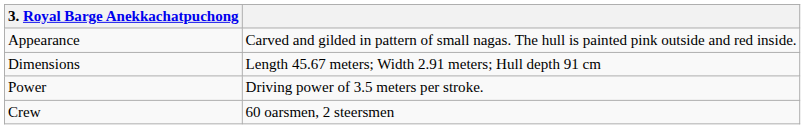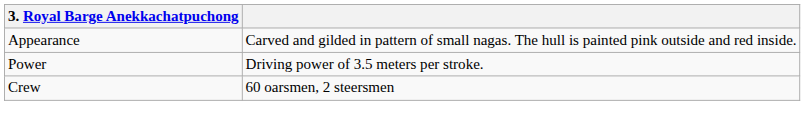- row: (44, 64)
